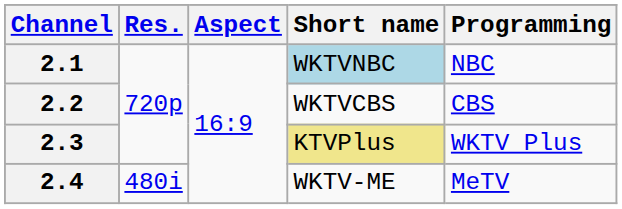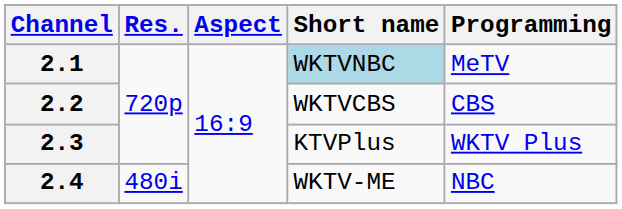(473, 64) NBC -> (480, 64) MeTV
(345, 144) khaki background -> (345, 144) no background
(480, 183) MeTV -> (473, 183) NBC
